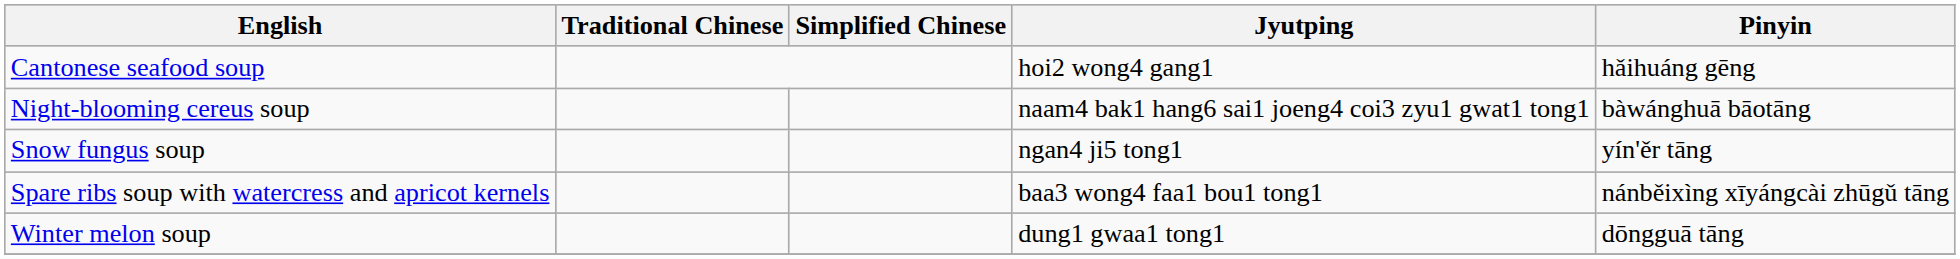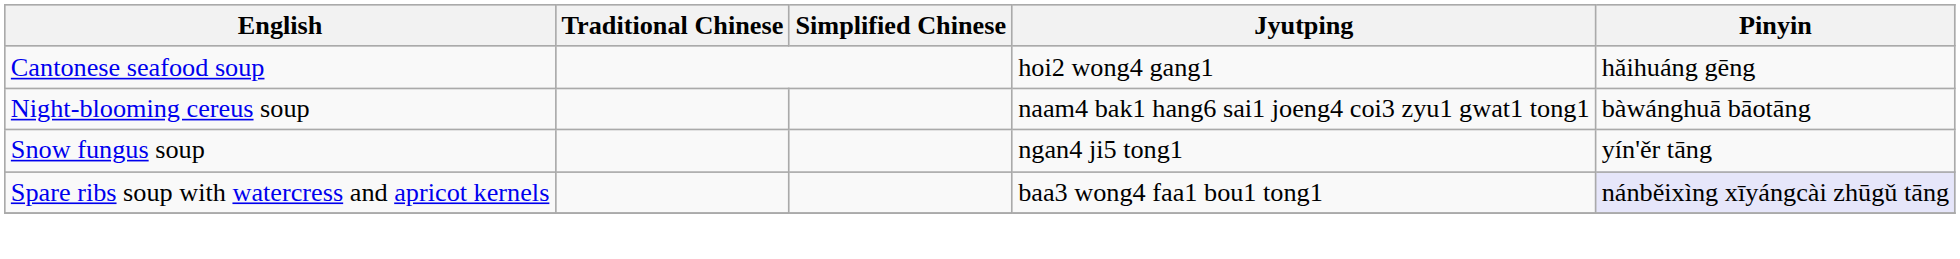(1775, 191) no background -> (1775, 191) lavender background
- row: (111, 233)
